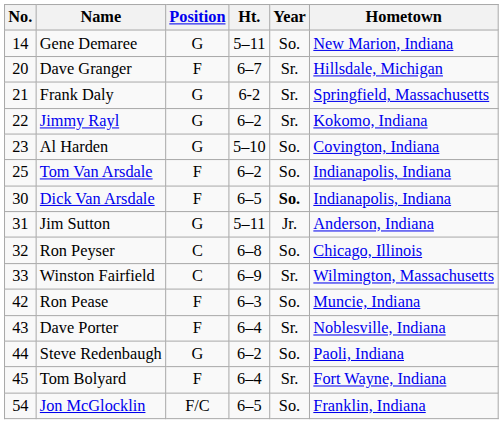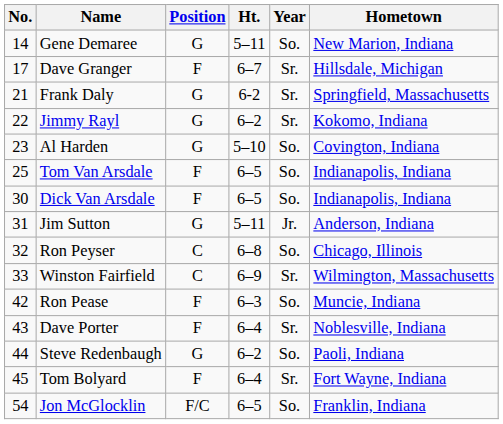(20, 69) 20 -> (20, 69) 17
(249, 172) 6–2 -> (249, 172) 6–5
(289, 198) bold -> (289, 198) normal
